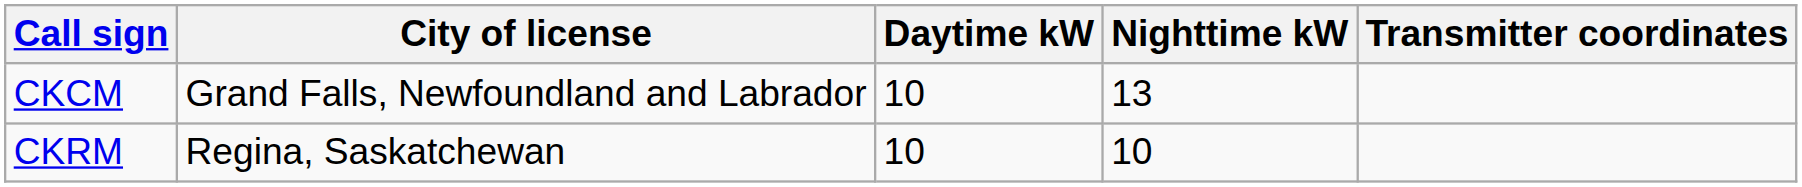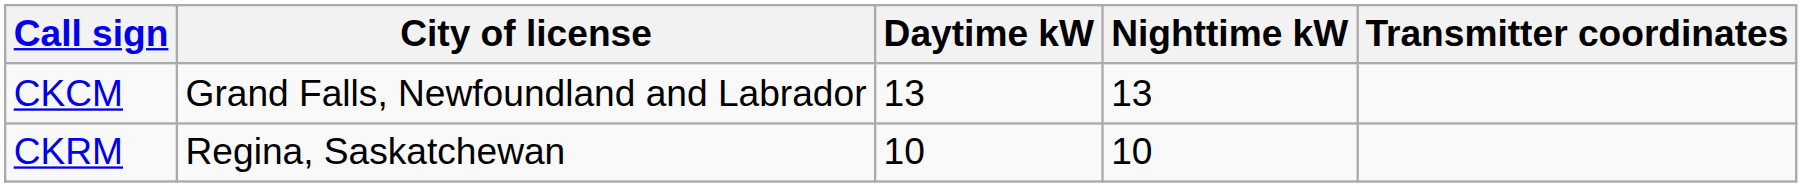(904, 92) 10 -> (904, 92) 13
